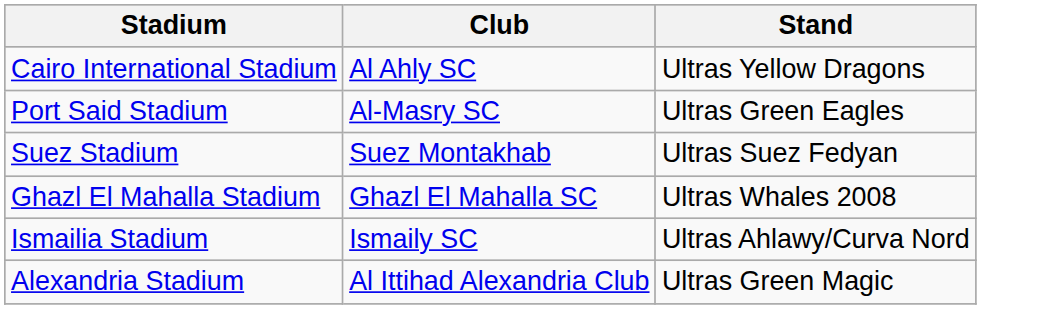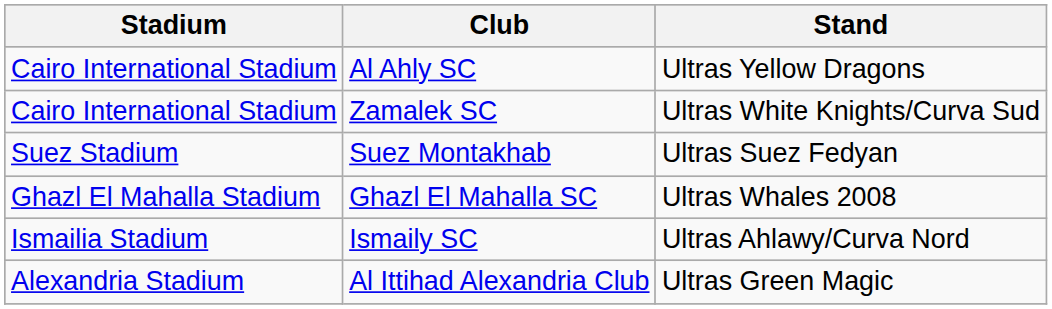+ row: (423, 111)
- row: (425, 111)
